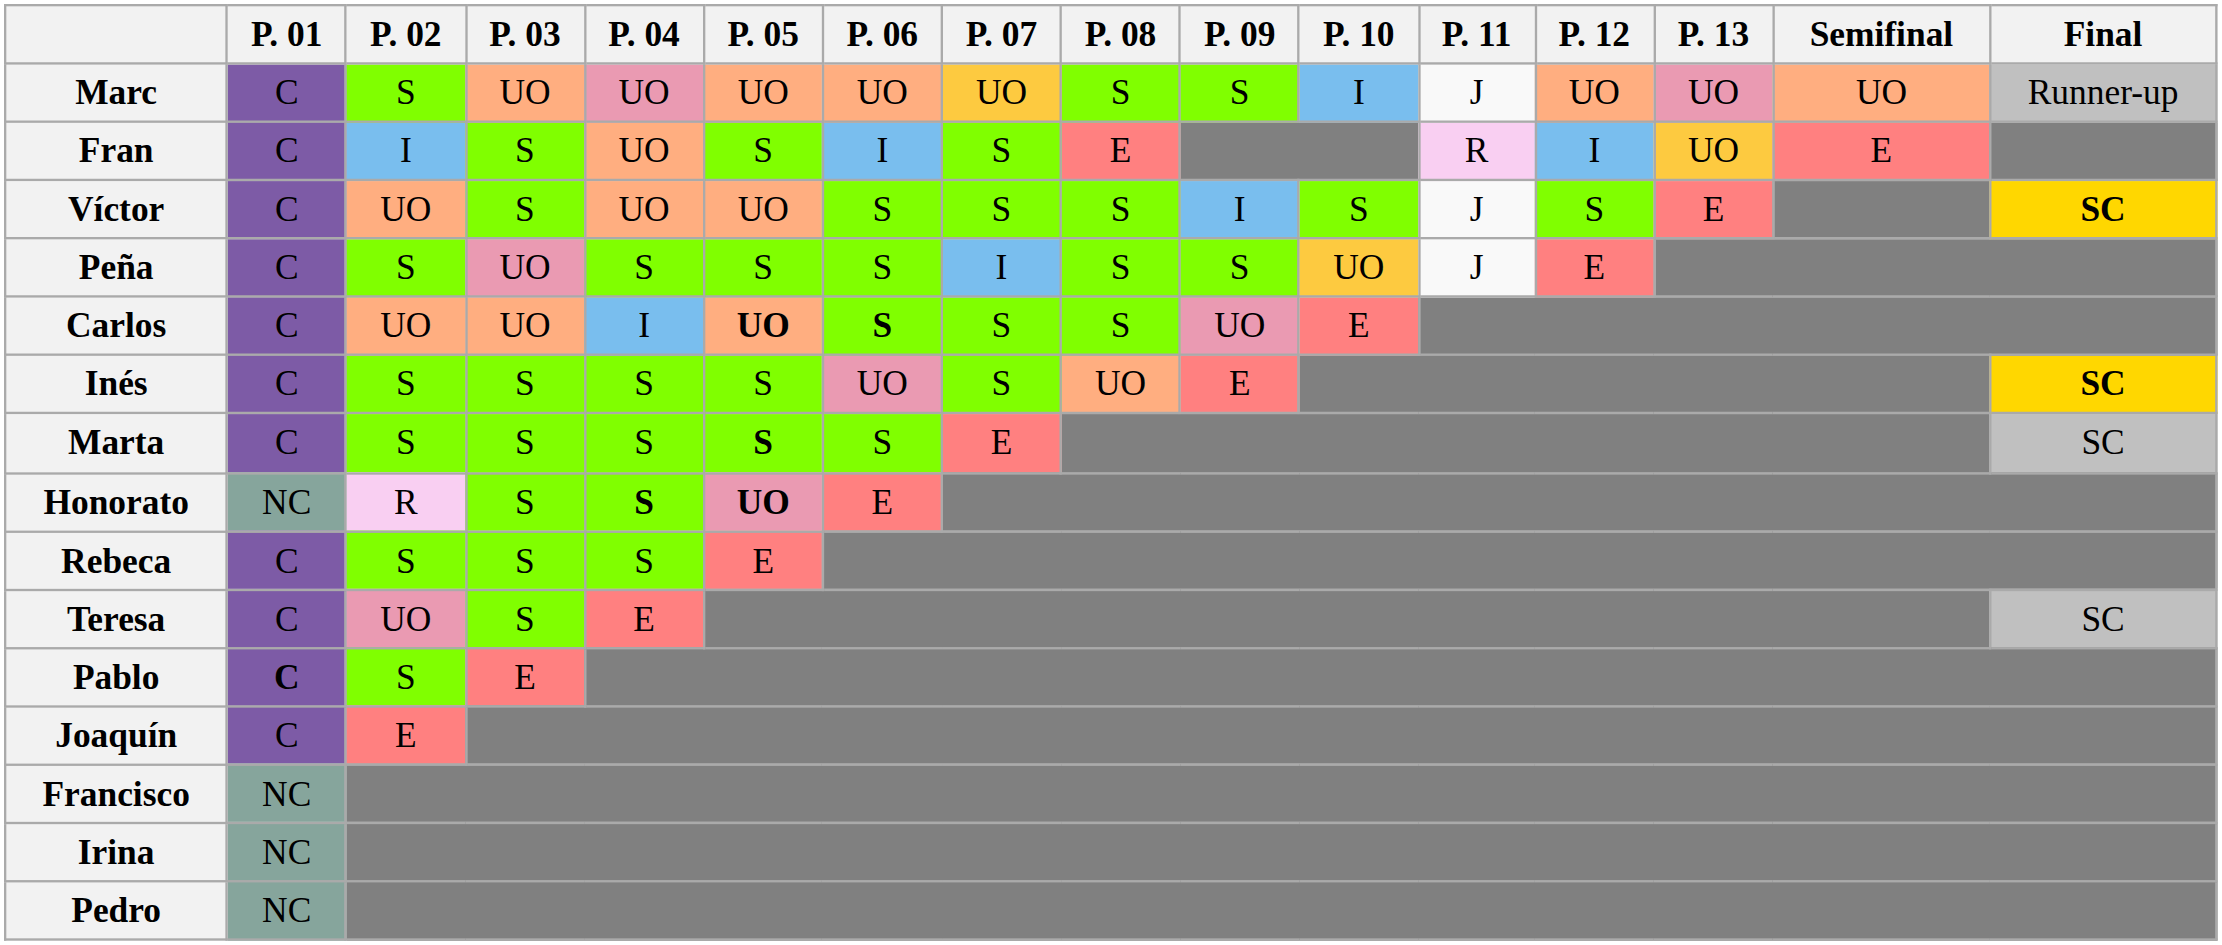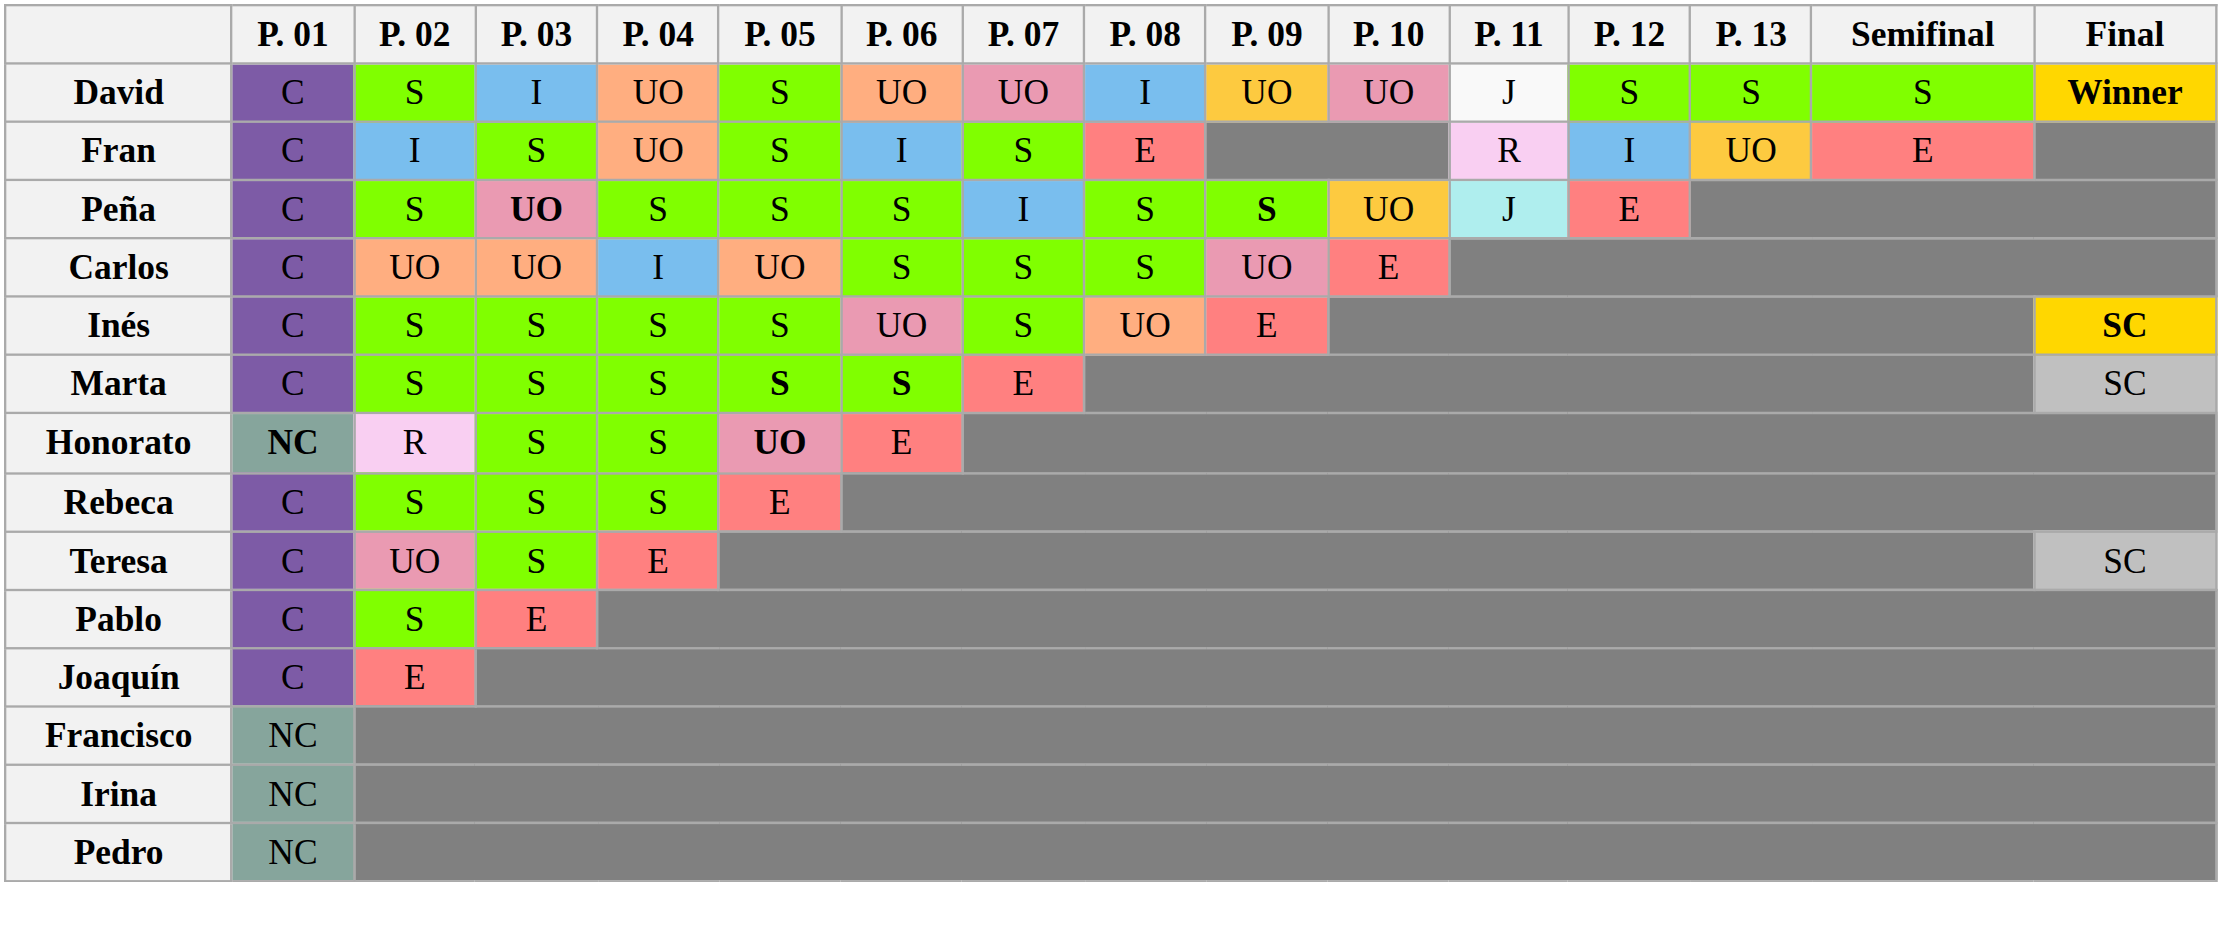+ row: (119, 92)
- row: (116, 92)
- row: (116, 209)
(525, 267) normal -> (536, 209) bold
(1240, 267) normal -> (1267, 209) bold
(1477, 267) no background -> (1509, 209) paleturquoise background
(763, 325) bold -> (780, 267) normal
(882, 325) bold -> (902, 267) normal
(882, 442) normal -> (902, 384) bold
(287, 501) normal -> (293, 442) bold
(644, 501) bold -> (658, 442) normal
(287, 676) bold -> (293, 617) normal
